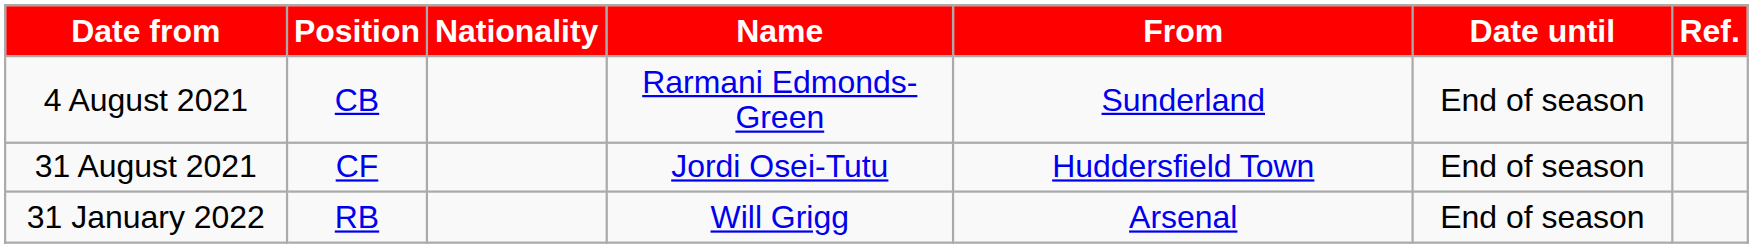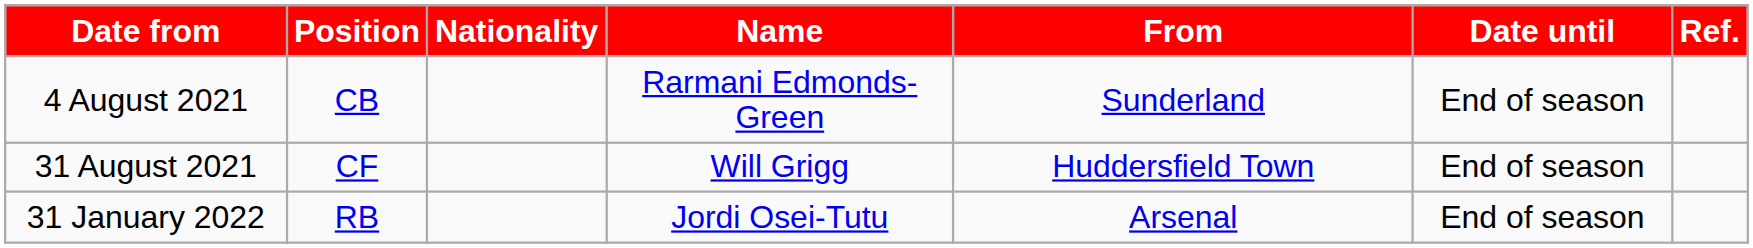(780, 167) Jordi Osei-Tutu -> (780, 167) Will Grigg
(780, 218) Will Grigg -> (780, 218) Jordi Osei-Tutu
